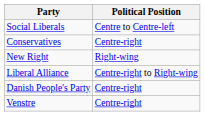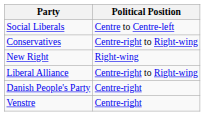(118, 42) Centre-right -> (146, 42) Centre-right to Right-wing
